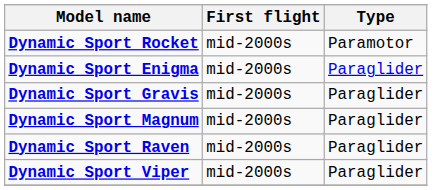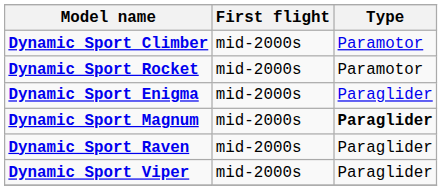+ row: (108, 43)
- row: (104, 95)
(376, 121) normal -> (385, 121) bold
